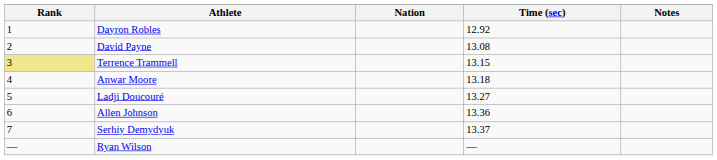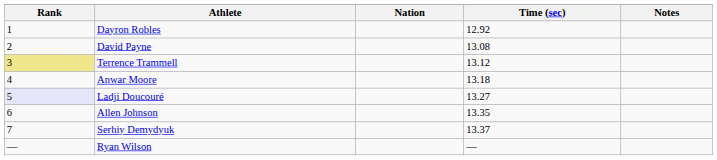(478, 63) 13.15 -> (478, 63) 13.12
(9, 96) no background -> (9, 96) lavender background
(478, 113) 13.36 -> (478, 113) 13.35
